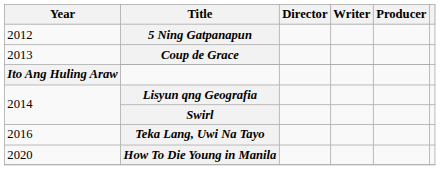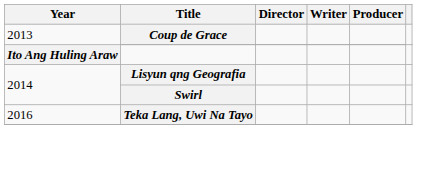- row: (20, 34)
- row: (20, 154)
